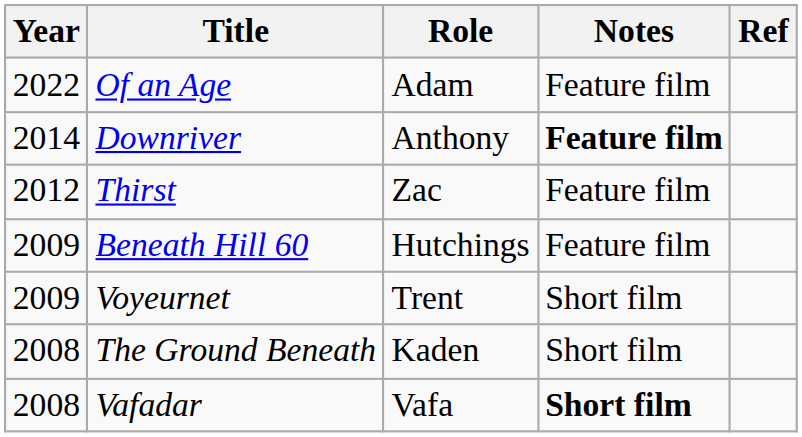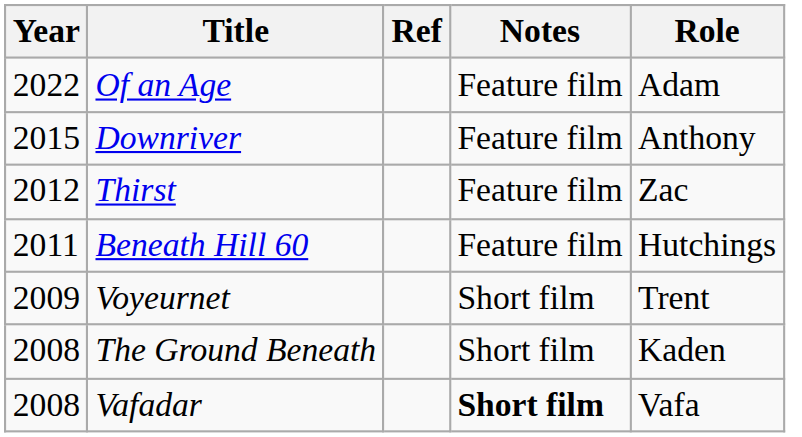columns swapped: (461, 31) <-> (763, 31)
(46, 137) 2014 -> (46, 137) 2015
(634, 137) bold -> (540, 137) normal
(46, 244) 2009 -> (46, 244) 2011
